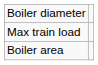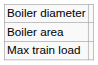rows swapped: (35, 50) <-> (44, 32)
